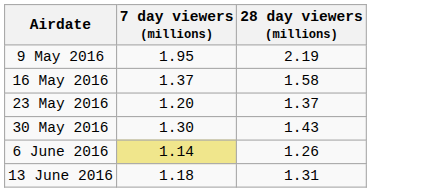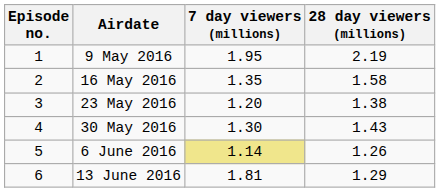+ column: (39, 25)
(177, 81) 1.37 -> (245, 81) 1.35
(302, 104) 1.37 -> (370, 104) 1.38
(177, 176) 1.18 -> (245, 176) 1.81
(302, 176) 1.31 -> (370, 176) 1.29
